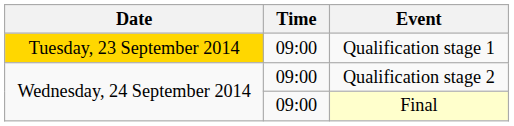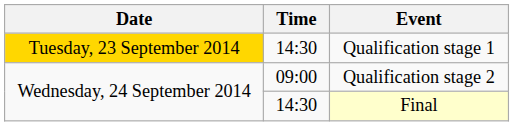(296, 47) 09:00 -> (296, 47) 14:30
(296, 105) 09:00 -> (296, 105) 14:30
